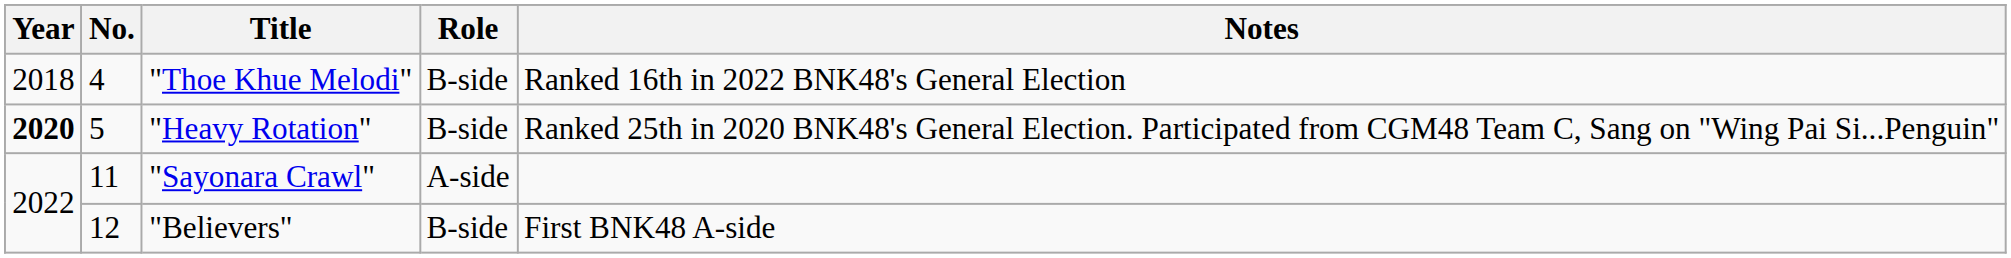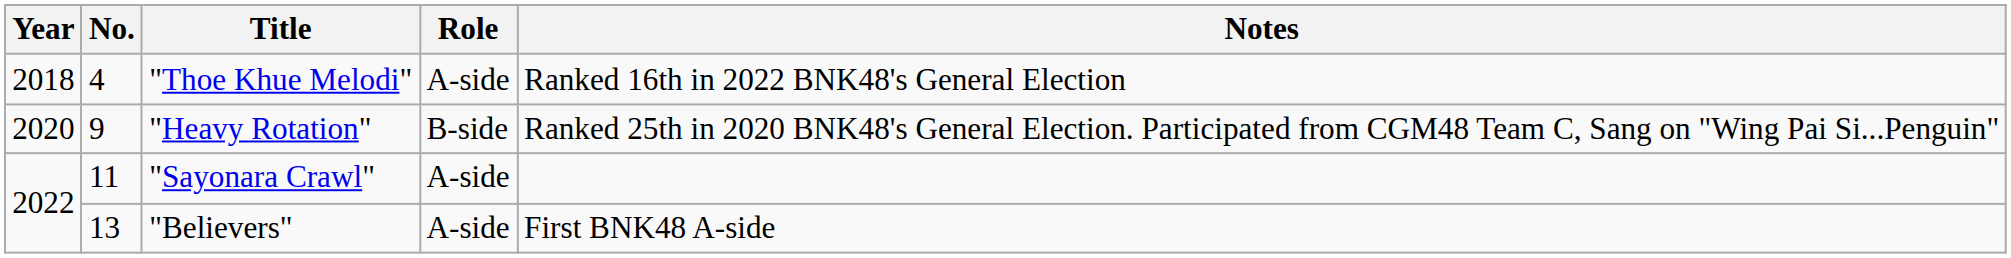(467, 78) B-side -> (468, 78) A-side
(43, 128) bold -> (43, 128) normal
(97, 128) 5 -> (97, 128) 9
(105, 227) 12 -> (105, 227) 13
(467, 227) B-side -> (468, 227) A-side
